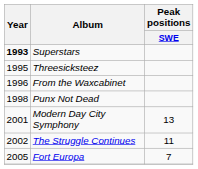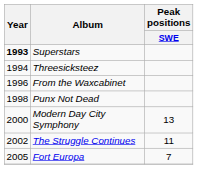(17, 68) 1995 -> (17, 68) 1994
(17, 119) 2001 -> (17, 119) 2000
